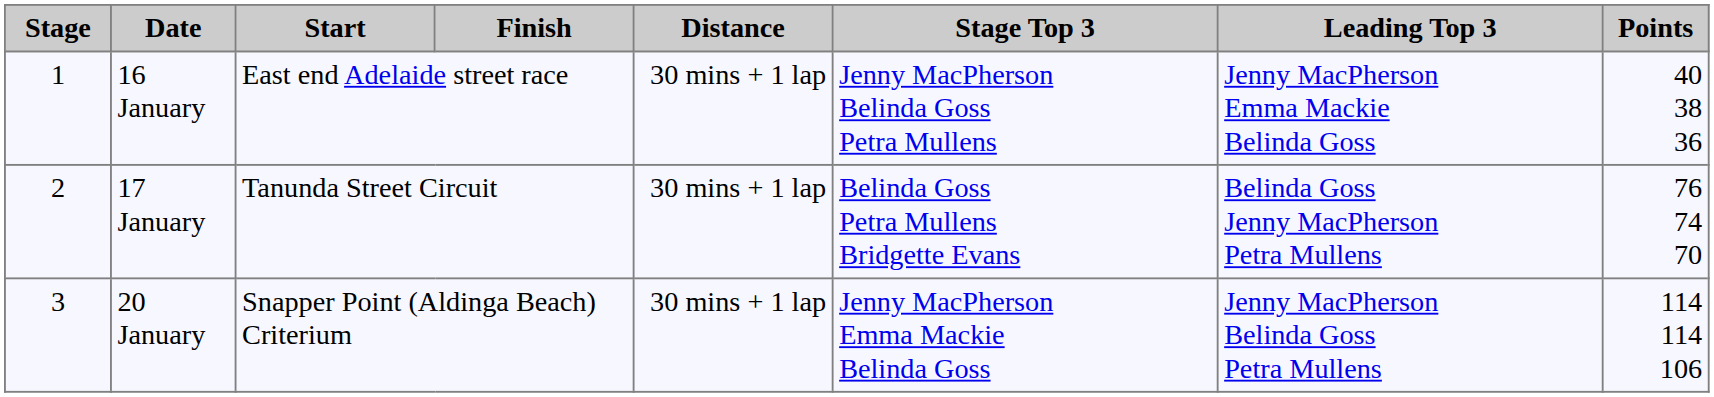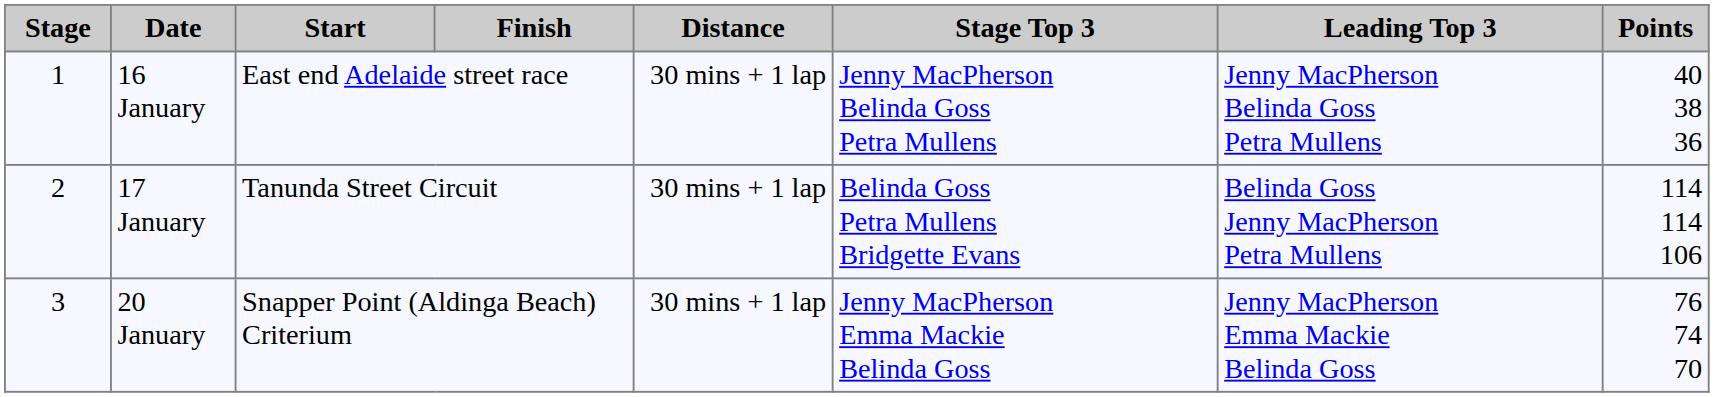(1331, 107) Jenny MacPherson Emma Mackie Belinda Goss -> (1331, 107) Jenny MacPherson Belinda Goss Petra Mullens
(1688, 221) 76 74 70 -> (1681, 221) 114 114 106
(1331, 334) Jenny MacPherson Belinda Goss Petra Mullens -> (1331, 334) Jenny MacPherson Emma Mackie Belinda Goss
(1681, 334) 114 114 106 -> (1688, 334) 76 74 70
